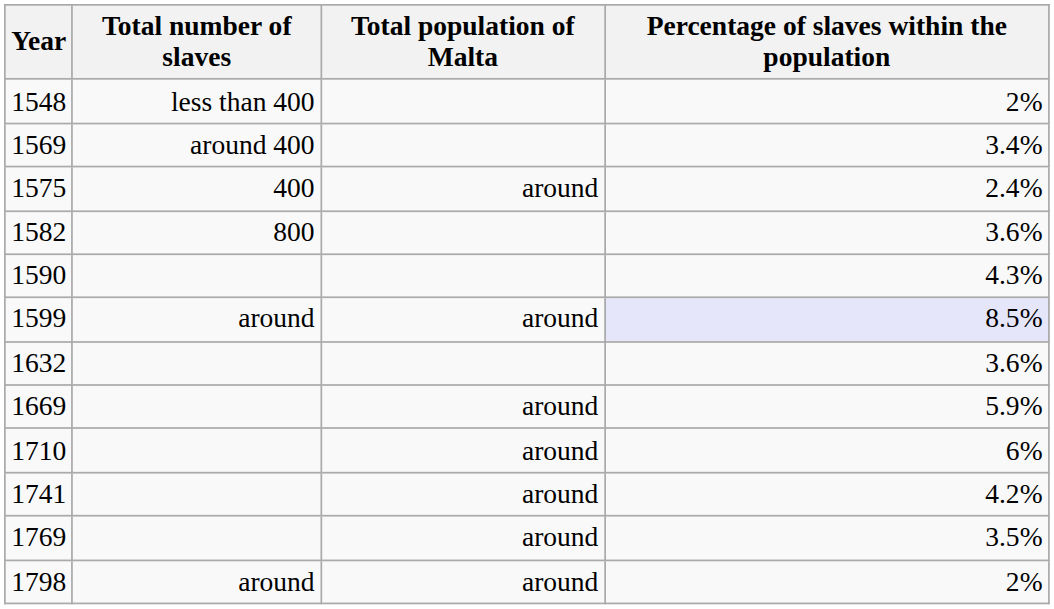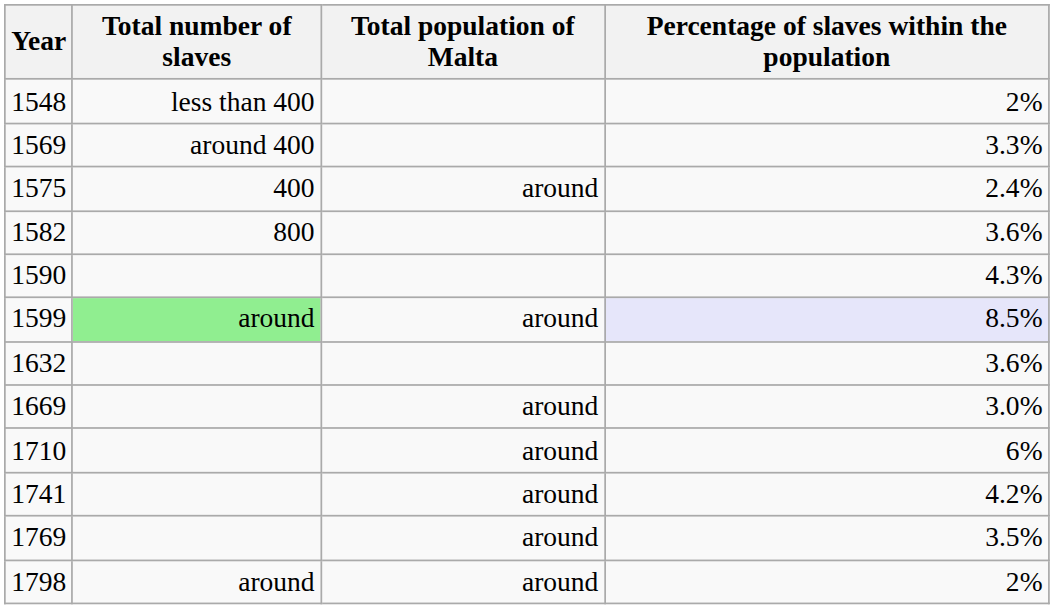(1014, 144) 3.4% -> (1014, 144) 3.3%
(276, 319) no background -> (276, 319) lightgreen background
(1014, 406) 5.9% -> (1014, 406) 3.0%
